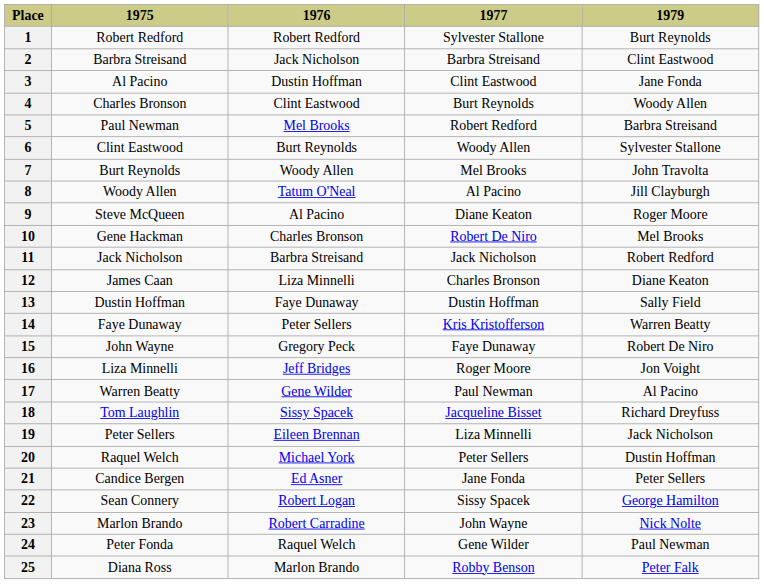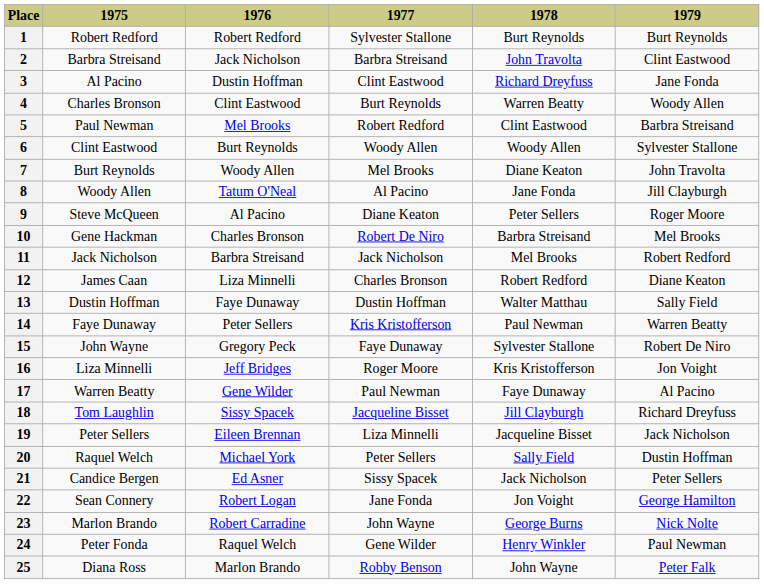+ column: (544, 15)
(493, 479) Jane Fonda -> (401, 479) Sissy Spacek
(493, 501) Sissy Spacek -> (401, 501) Jane Fonda
